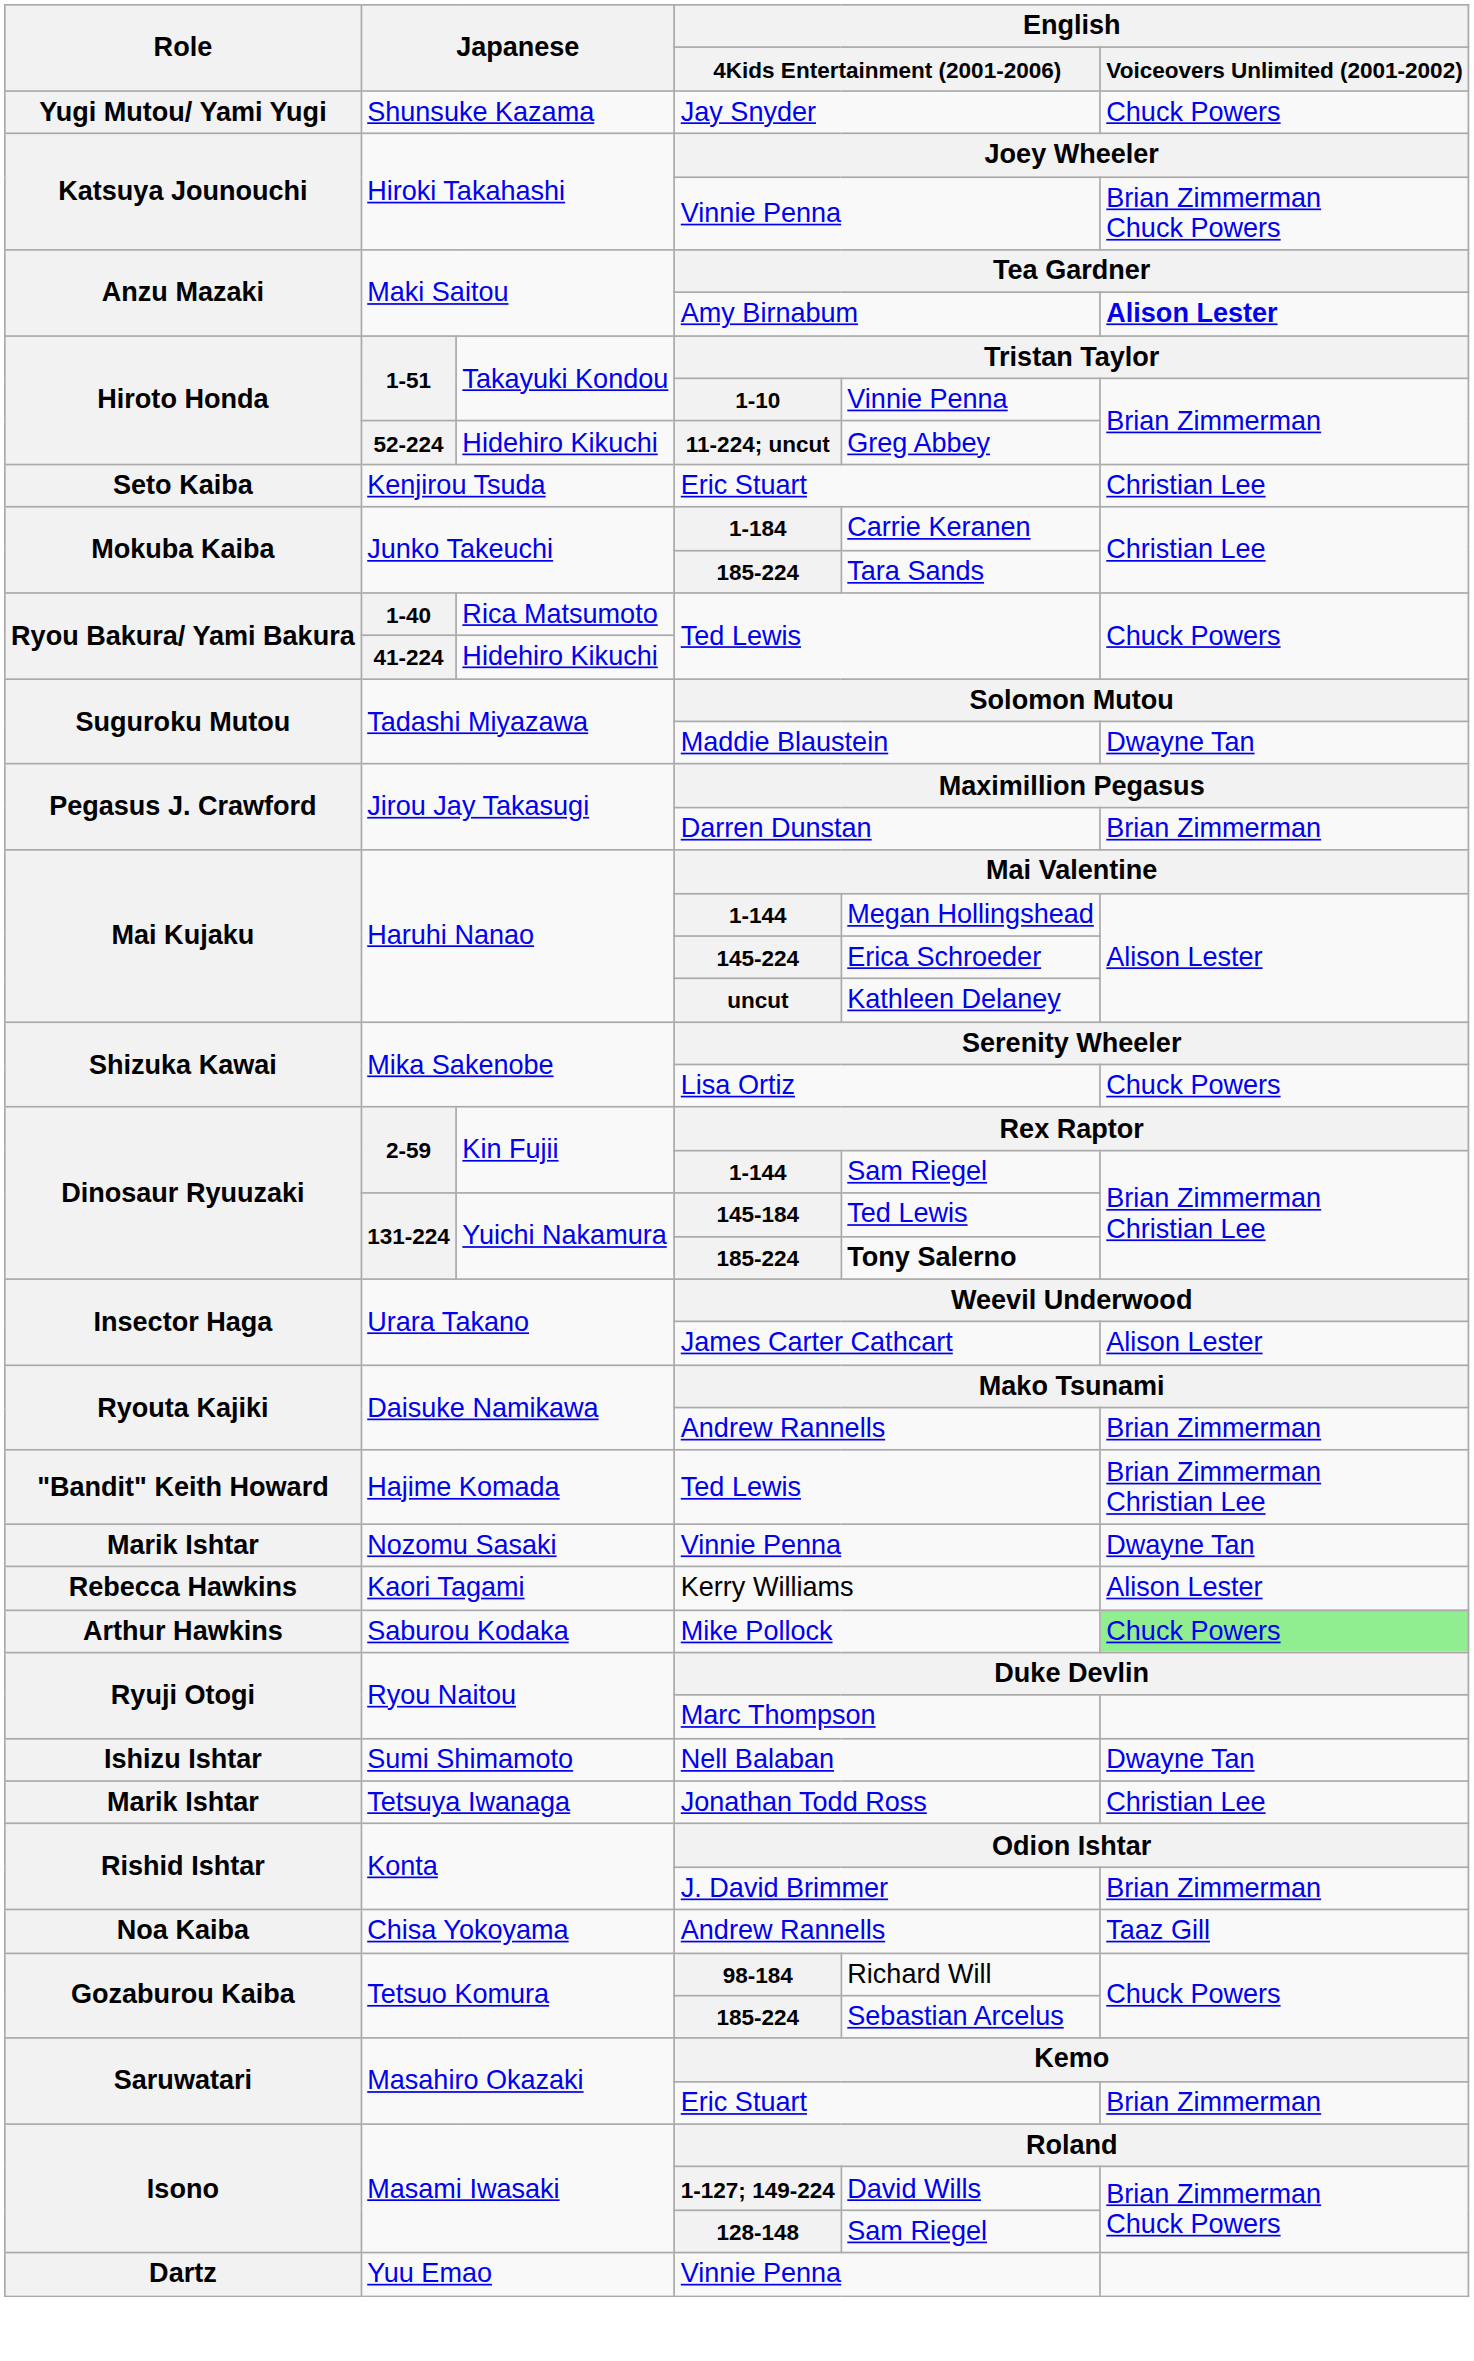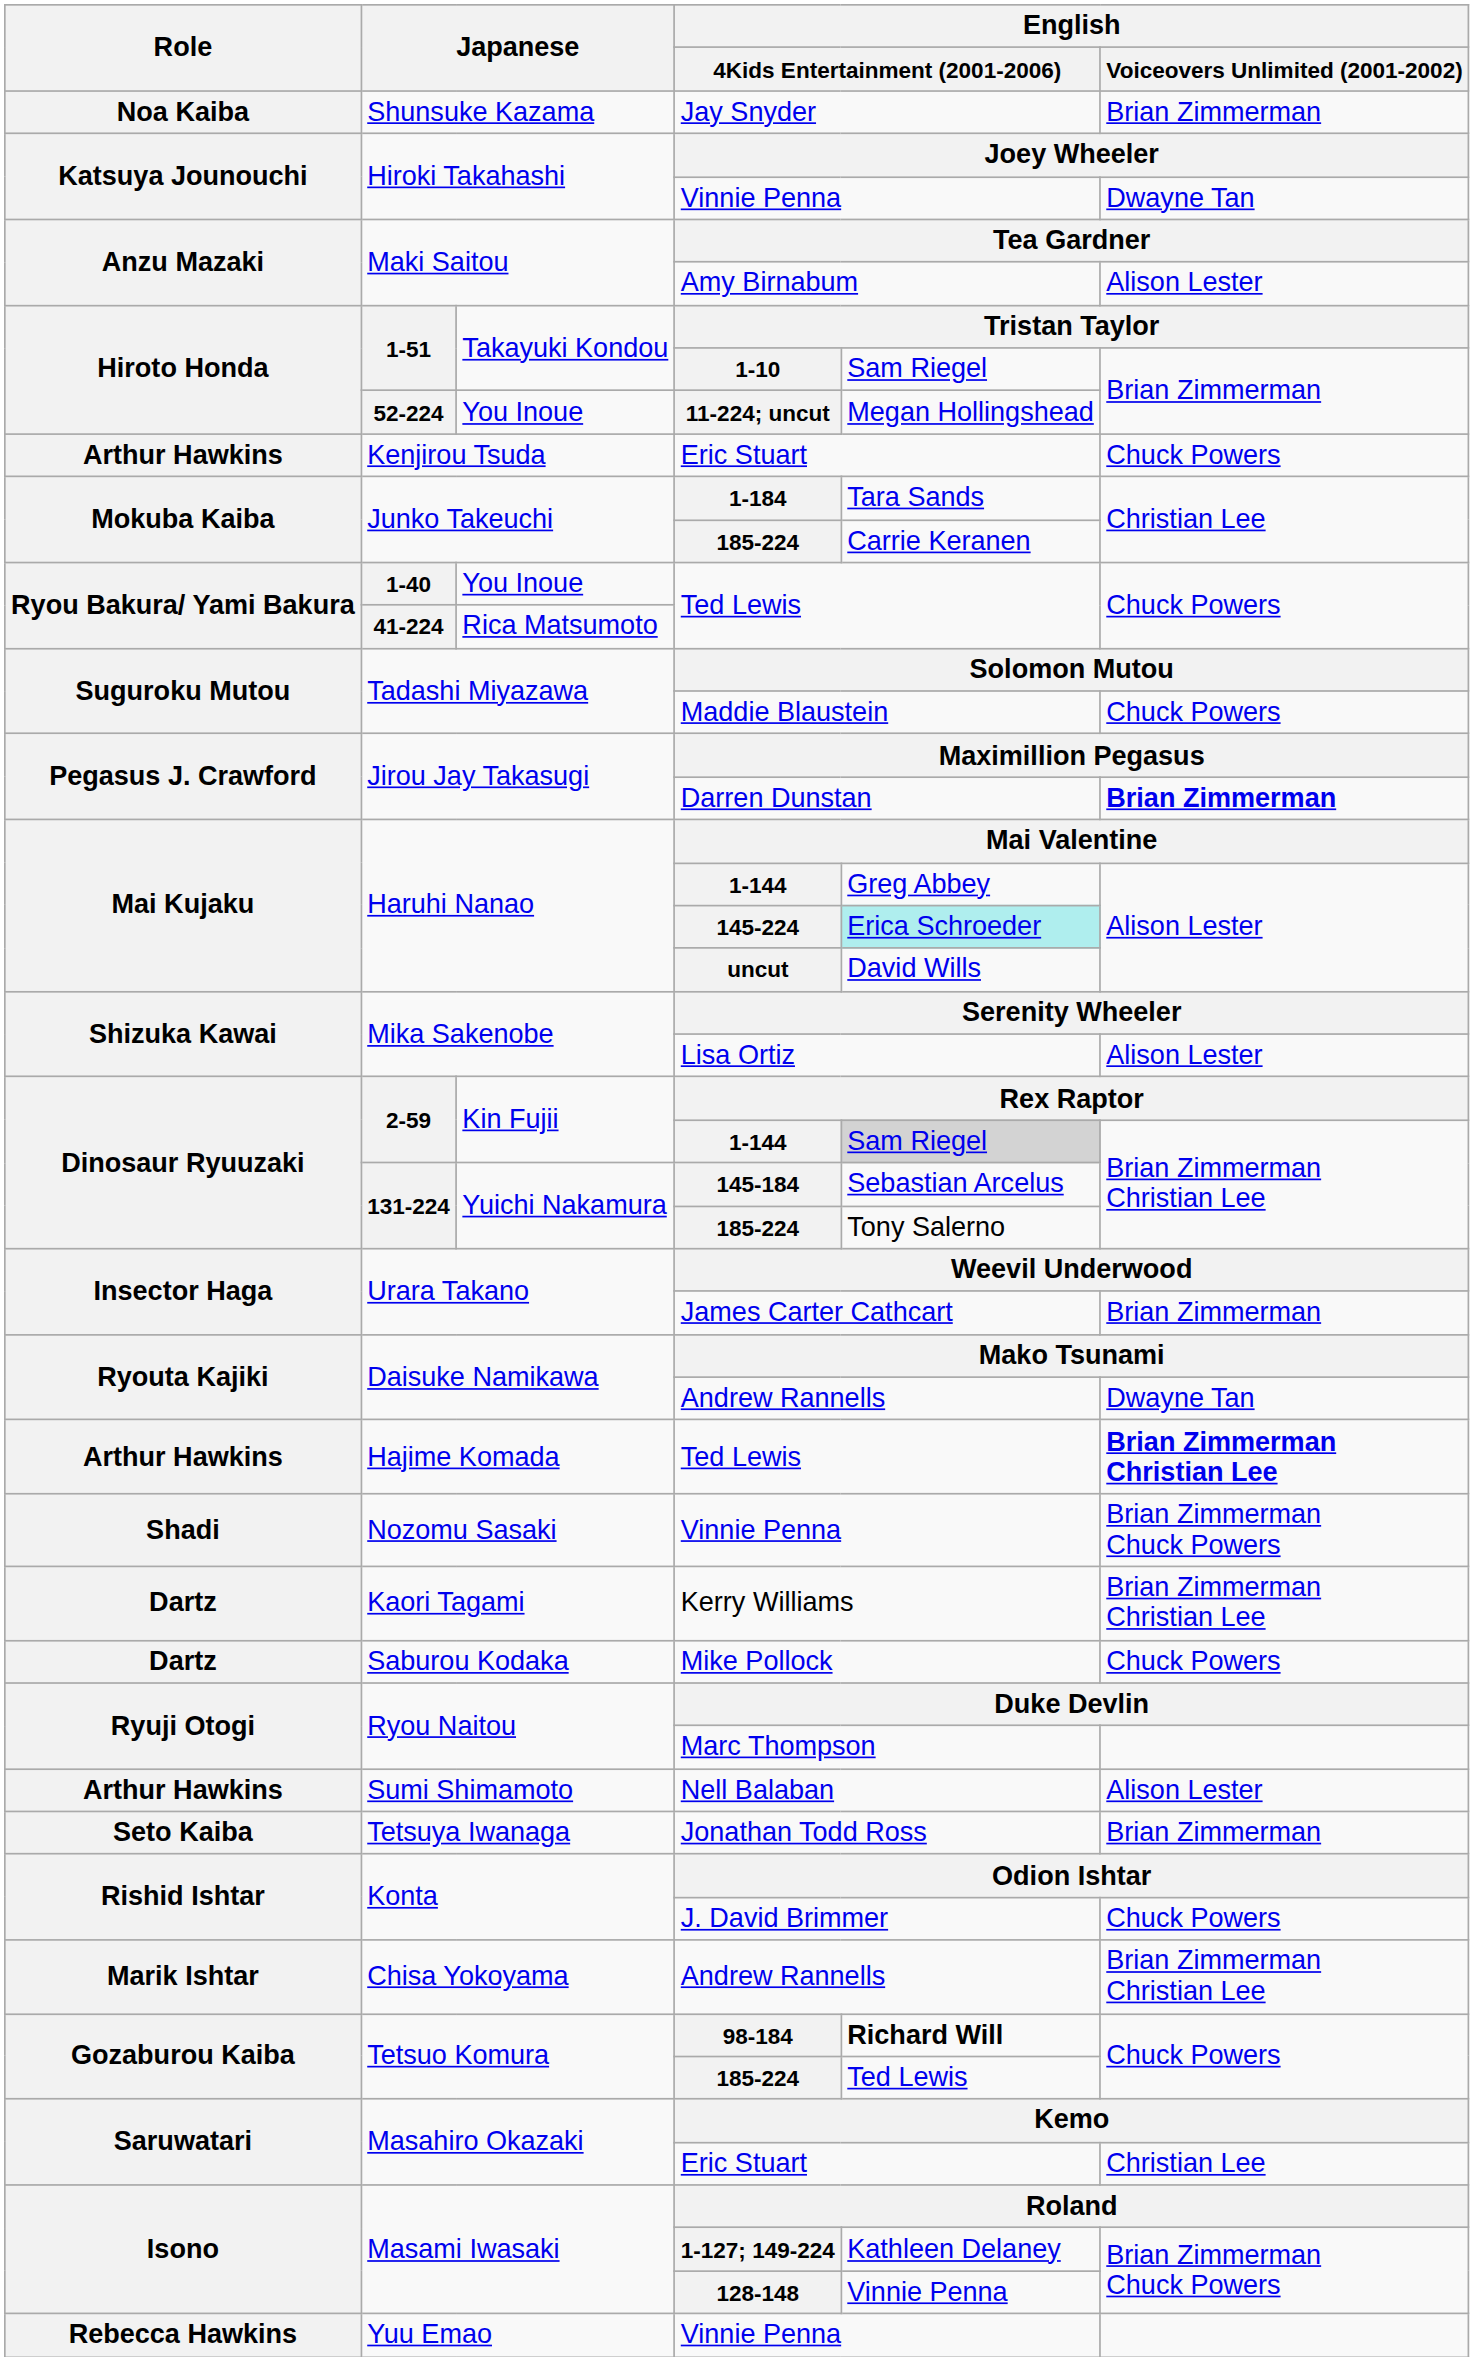(183, 111) Yugi Mutou/ Yami Yugi -> (183, 111) Noa Kaiba
(1193, 111) Chuck Powers -> (1214, 111) Brian Zimmerman
(1214, 212) Brian Zimmerman Chuck Powers -> (1180, 197) Dwayne Tan
(1192, 313) bold -> (1184, 283) normal
(927, 399) Vinnie Penna -> (917, 369) Sam Riegel
(560, 442) Hidehiro Kikuchi -> (523, 411) You Inoue
(919, 442) Greg Abbey -> (971, 411) Megan Hollingshead
(183, 485) Seto Kaiba -> (183, 454) Arthur Hawkins
(1186, 485) Christian Lee -> (1193, 454) Chuck Powers
(939, 528) Carrie Keranen -> (916, 497) Tara Sands
(916, 570) Tara Sands -> (939, 540) Carrie Keranen
(560, 613) Rica Matsumoto -> (523, 583) You Inoue
(560, 656) Hidehiro Kikuchi -> (560, 626) Rica Matsumoto
(1180, 742) Dwayne Tan -> (1193, 712) Chuck Powers
(1214, 828) normal -> (1221, 797) bold
(971, 914) Megan Hollingshead -> (919, 883) Greg Abbey
(944, 956) no background -> (944, 926) paleturquoise background
(954, 999) Kathleen Delaney -> (914, 969) David Wills
(1193, 1085) Chuck Powers -> (1184, 1055) Alison Lester
(917, 1171) no background -> (917, 1140) lightgrey background
(907, 1214) Ted Lewis -> (956, 1183) Sebastian Arcelus
(932, 1257) bold -> (926, 1226) normal
(1184, 1342) Alison Lester -> (1214, 1312) Brian Zimmerman
(1214, 1428) Brian Zimmerman -> (1180, 1398) Dwayne Tan
(183, 1486) "Bandit" Keith Howard -> (183, 1456) Arthur Hawkins
(1214, 1486) normal -> (1221, 1456) bold
(183, 1544) Marik Ishtar -> (183, 1529) Shadi
(1180, 1544) Dwayne Tan -> (1214, 1529) Brian Zimmerman Chuck Powers
(183, 1587) Rebecca Hawkins -> (183, 1602) Dartz
(1184, 1587) Alison Lester -> (1214, 1602) Brian Zimmerman Christian Lee
(183, 1630) Arthur Hawkins -> (183, 1661) Dartz
(1193, 1630) lightgreen background -> (1193, 1661) no background
(183, 1759) Ishizu Ishtar -> (183, 1789) Arthur Hawkins
(1180, 1759) Dwayne Tan -> (1184, 1789) Alison Lester
(183, 1802) Marik Ishtar -> (183, 1832) Seto Kaiba
(1186, 1802) Christian Lee -> (1214, 1832) Brian Zimmerman
(1214, 1887) Brian Zimmerman -> (1193, 1918) Chuck Powers
(183, 1930) Noa Kaiba -> (183, 1976) Marik Ishtar
(1158, 1930) Taaz Gill -> (1214, 1976) Brian Zimmerman Christian Lee
(919, 1973) normal -> (925, 2034) bold
(956, 2016) Sebastian Arcelus -> (907, 2077) Ted Lewis
(1214, 2102) Brian Zimmerman -> (1186, 2163) Christian Lee
(914, 2188) David Wills -> (954, 2248) Kathleen Delaney
(917, 2230) Sam Riegel -> (927, 2291) Vinnie Penna
(183, 2273) Dartz -> (183, 2334) Rebecca Hawkins
